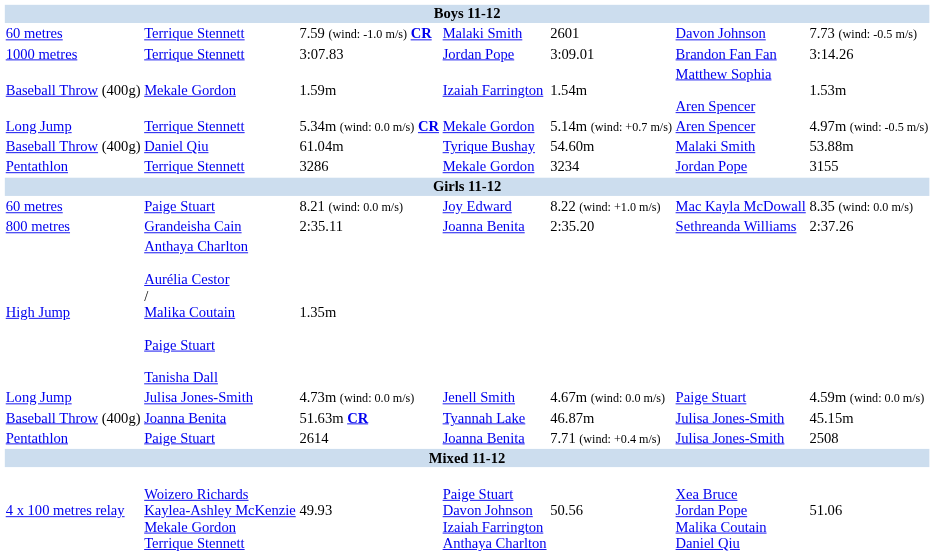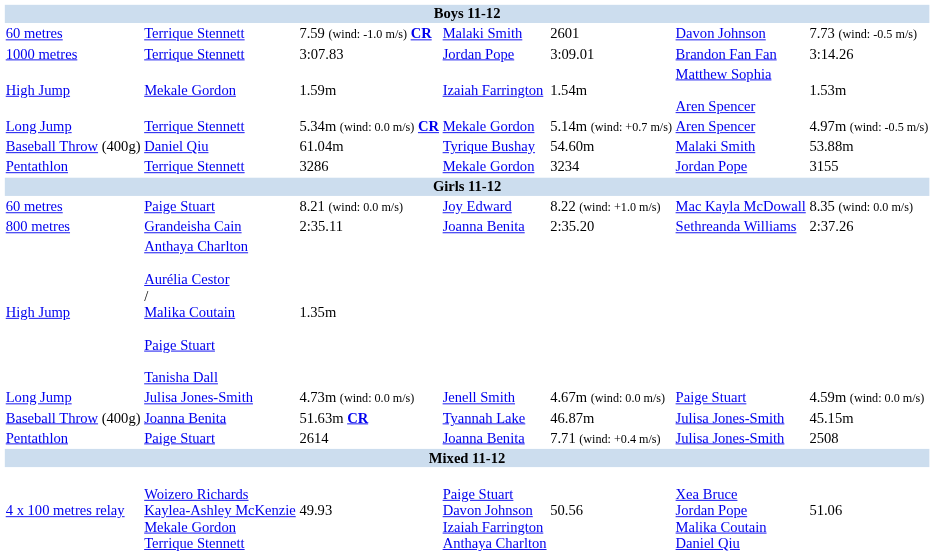(73, 90) Baseball Throw (400g) -> (38, 90) High Jump
